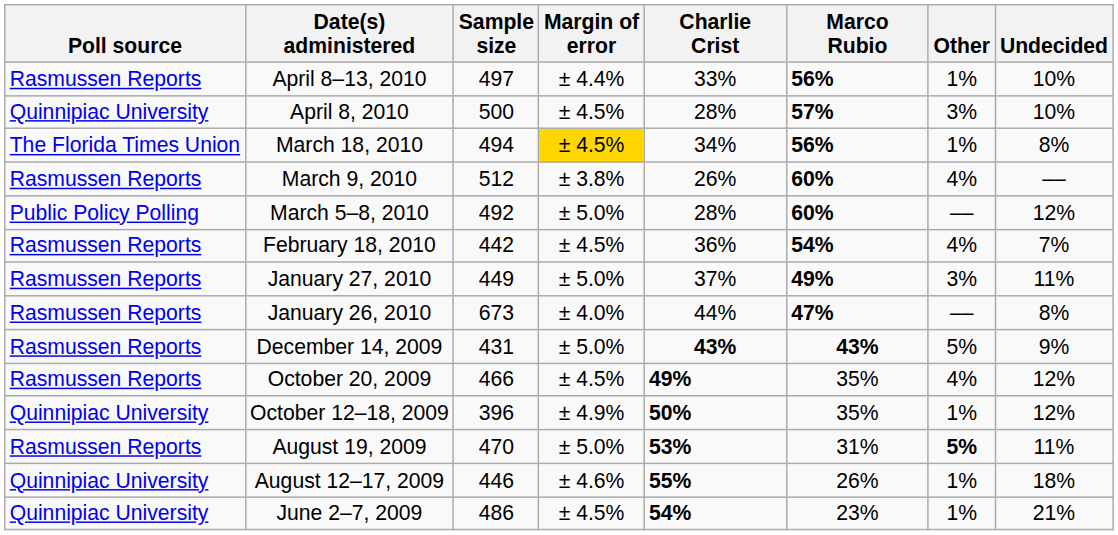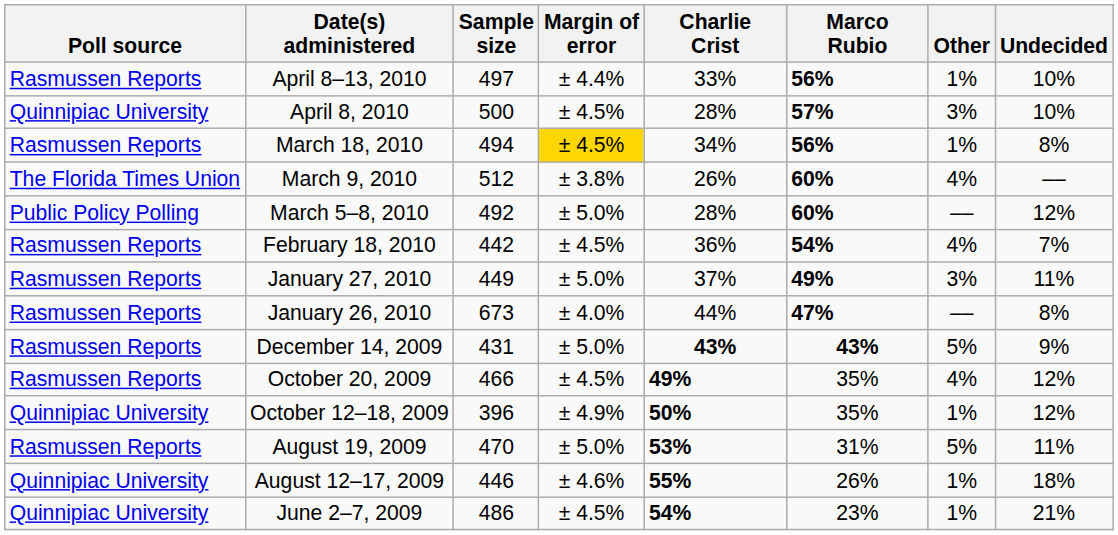(125, 146) The Florida Times Union -> (106, 146) Rasmussen Reports
(106, 179) Rasmussen Reports -> (125, 179) The Florida Times Union
(962, 447) bold -> (962, 447) normal
